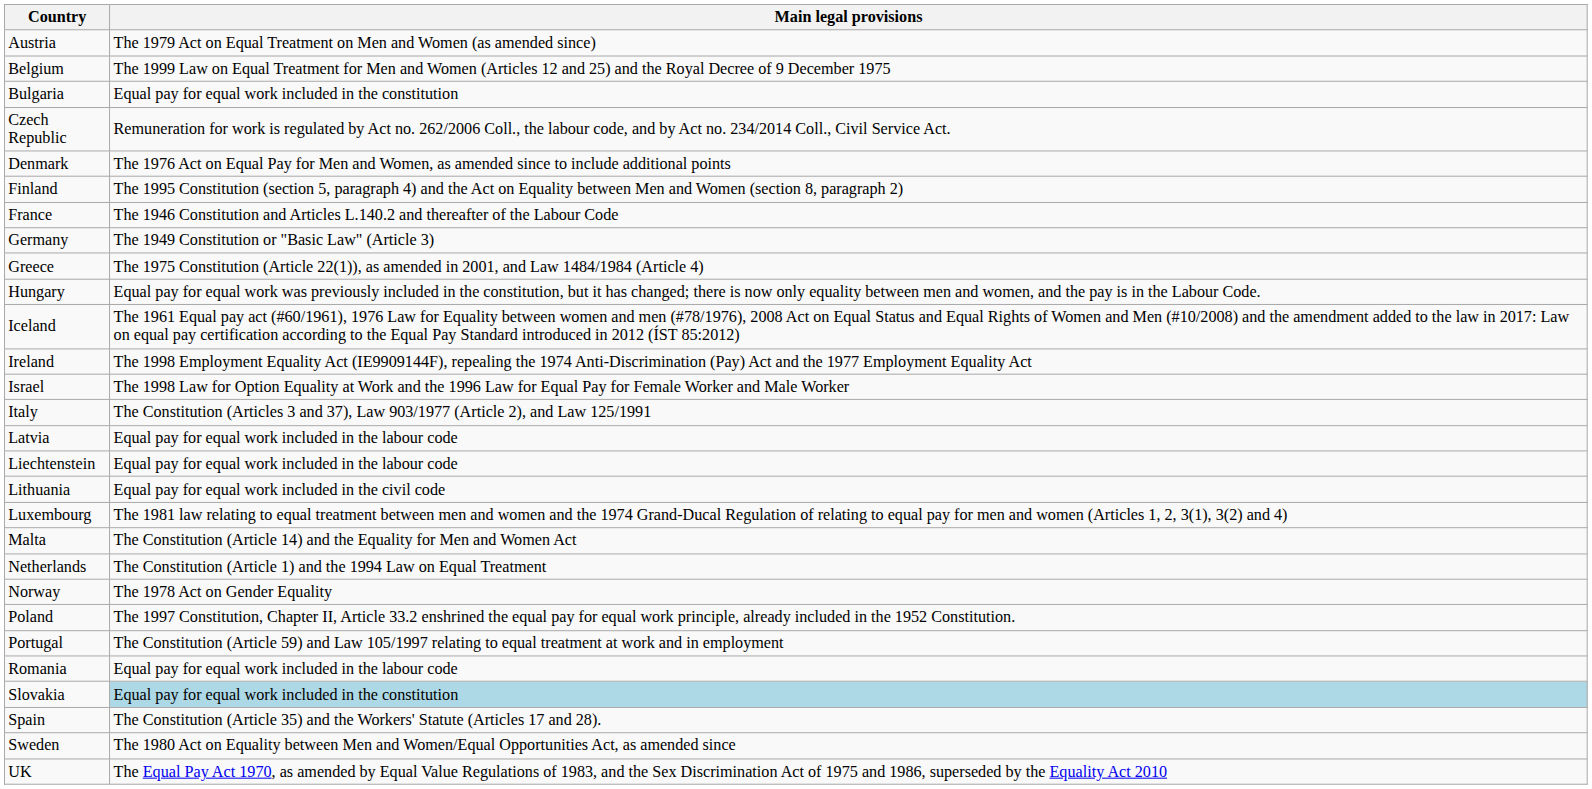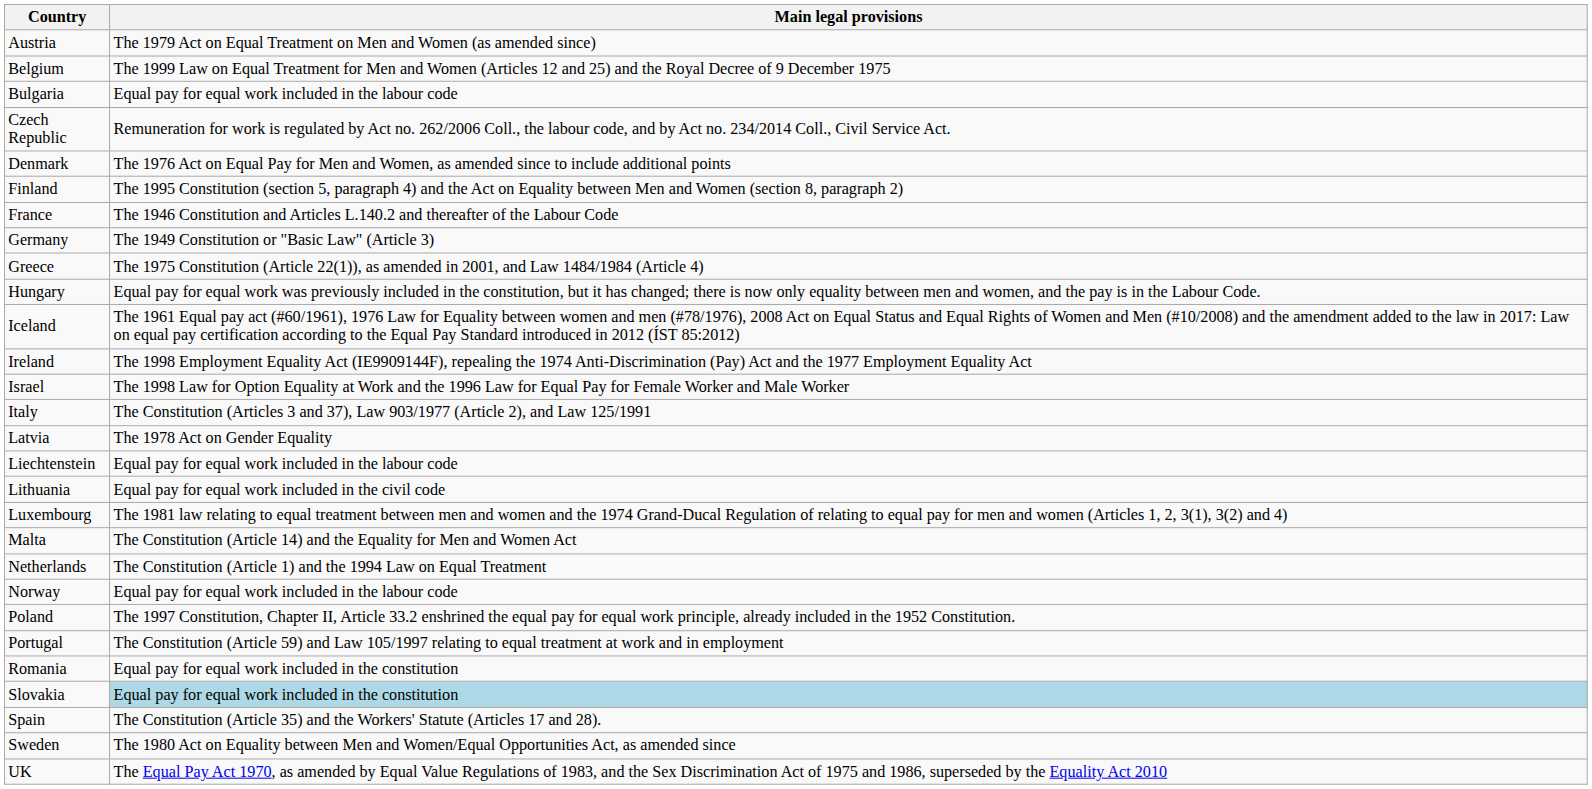(286, 94) Equal pay for equal work included in the constitution -> (286, 94) Equal pay for equal work included in the labour code
(286, 438) Equal pay for equal work included in the labour code -> (223, 438) The 1978 Act on Gender Equality
(223, 591) The 1978 Act on Gender Equality -> (286, 591) Equal pay for equal work included in the labour code
(286, 668) Equal pay for equal work included in the labour code -> (286, 668) Equal pay for equal work included in the constitution
